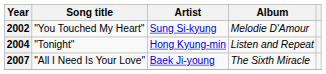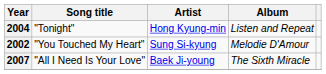rows swapped: (18, 28) <-> (18, 45)
